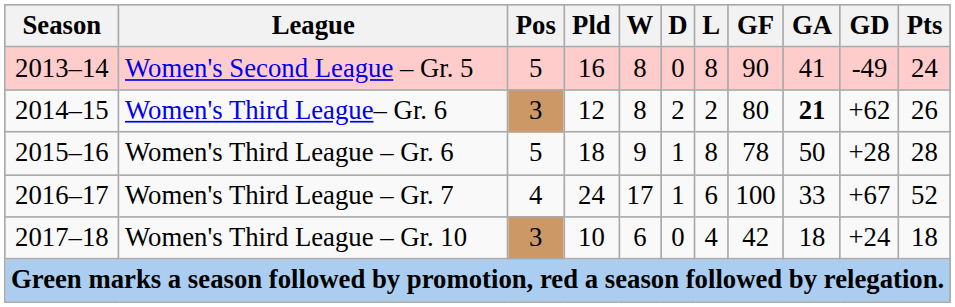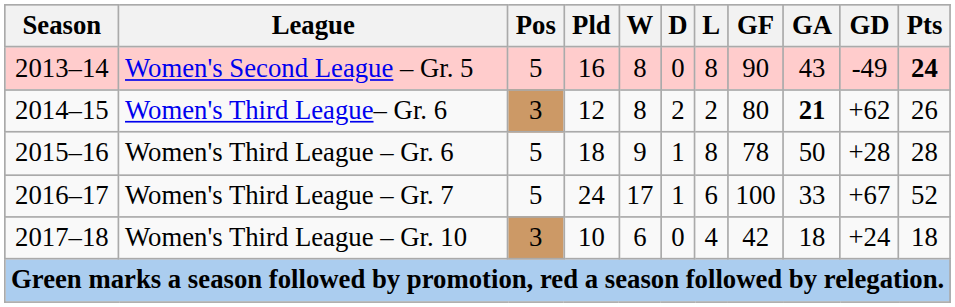(812, 68) 41 -> (812, 68) 43
(924, 68) normal -> (924, 68) bold
(536, 195) 4 -> (536, 195) 5
